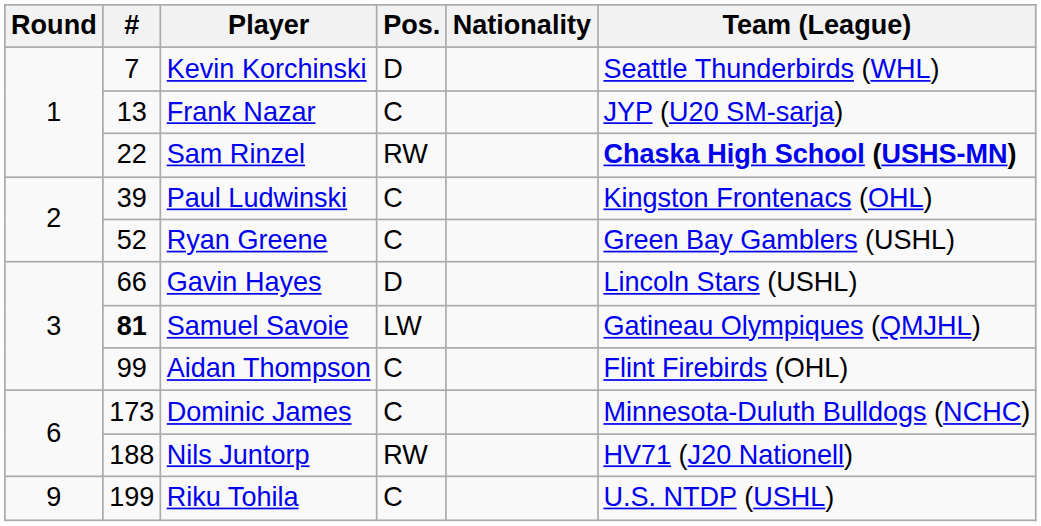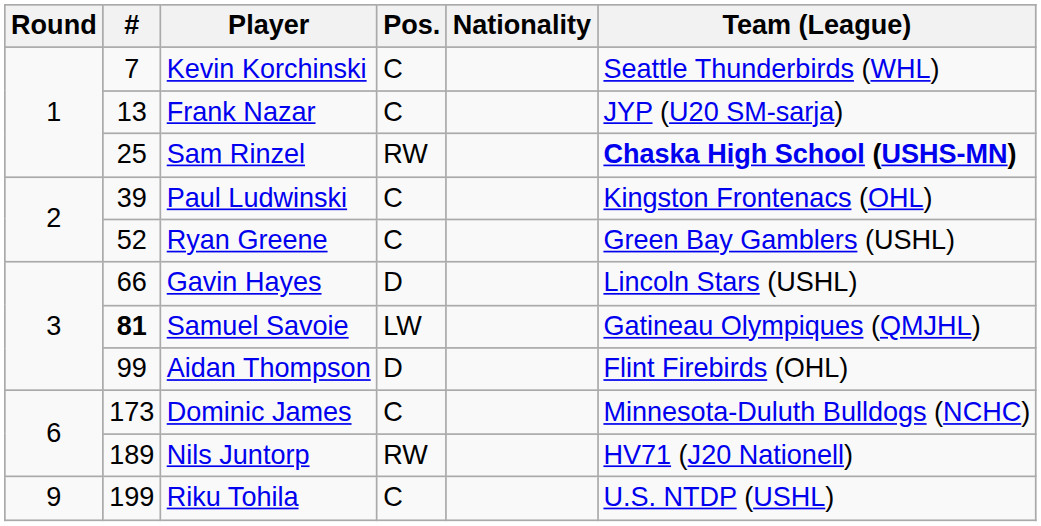(393, 68) D -> (393, 68) C
(132, 154) 22 -> (132, 154) 25
(393, 369) C -> (393, 369) D
(132, 454) 188 -> (132, 454) 189
